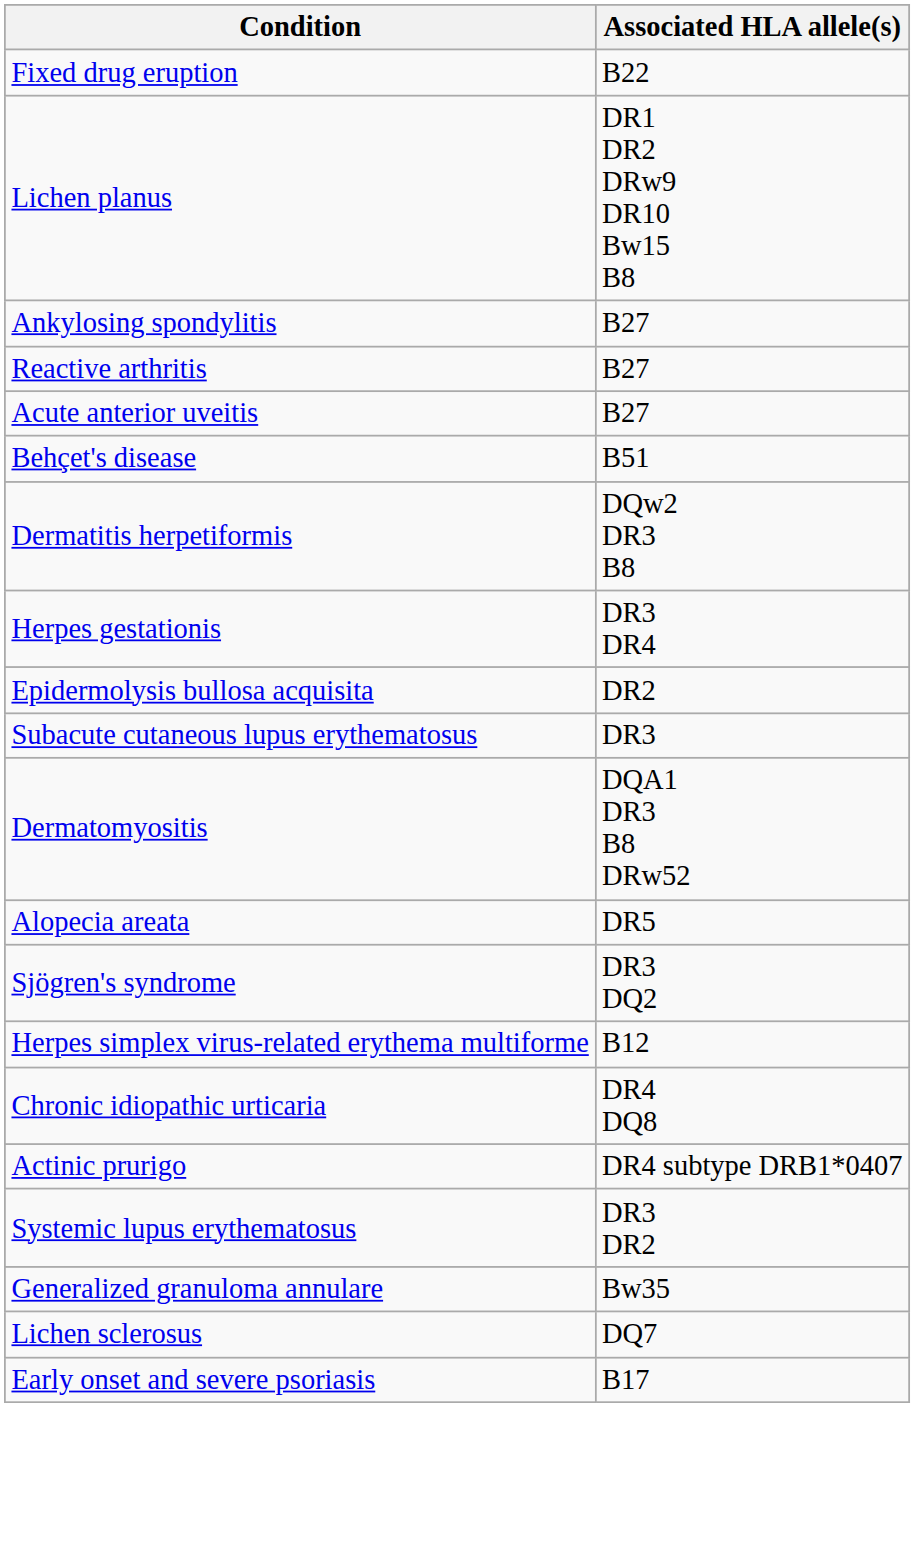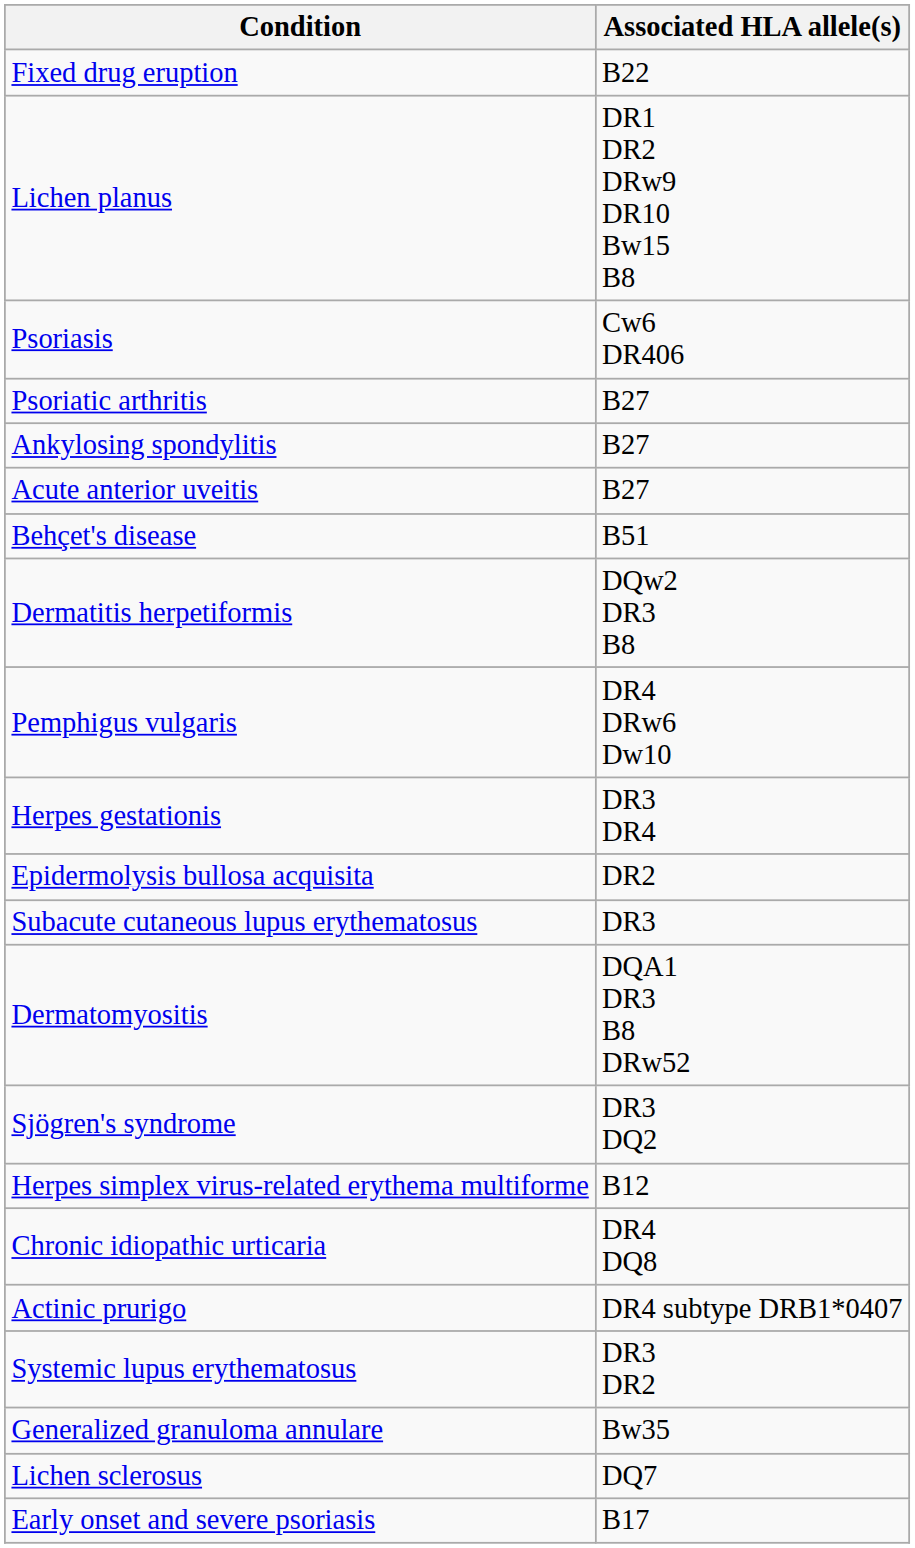+ row: (62, 338)
+ row: (109, 399)
- row: (109, 367)
+ row: (124, 721)
- row: (100, 921)
